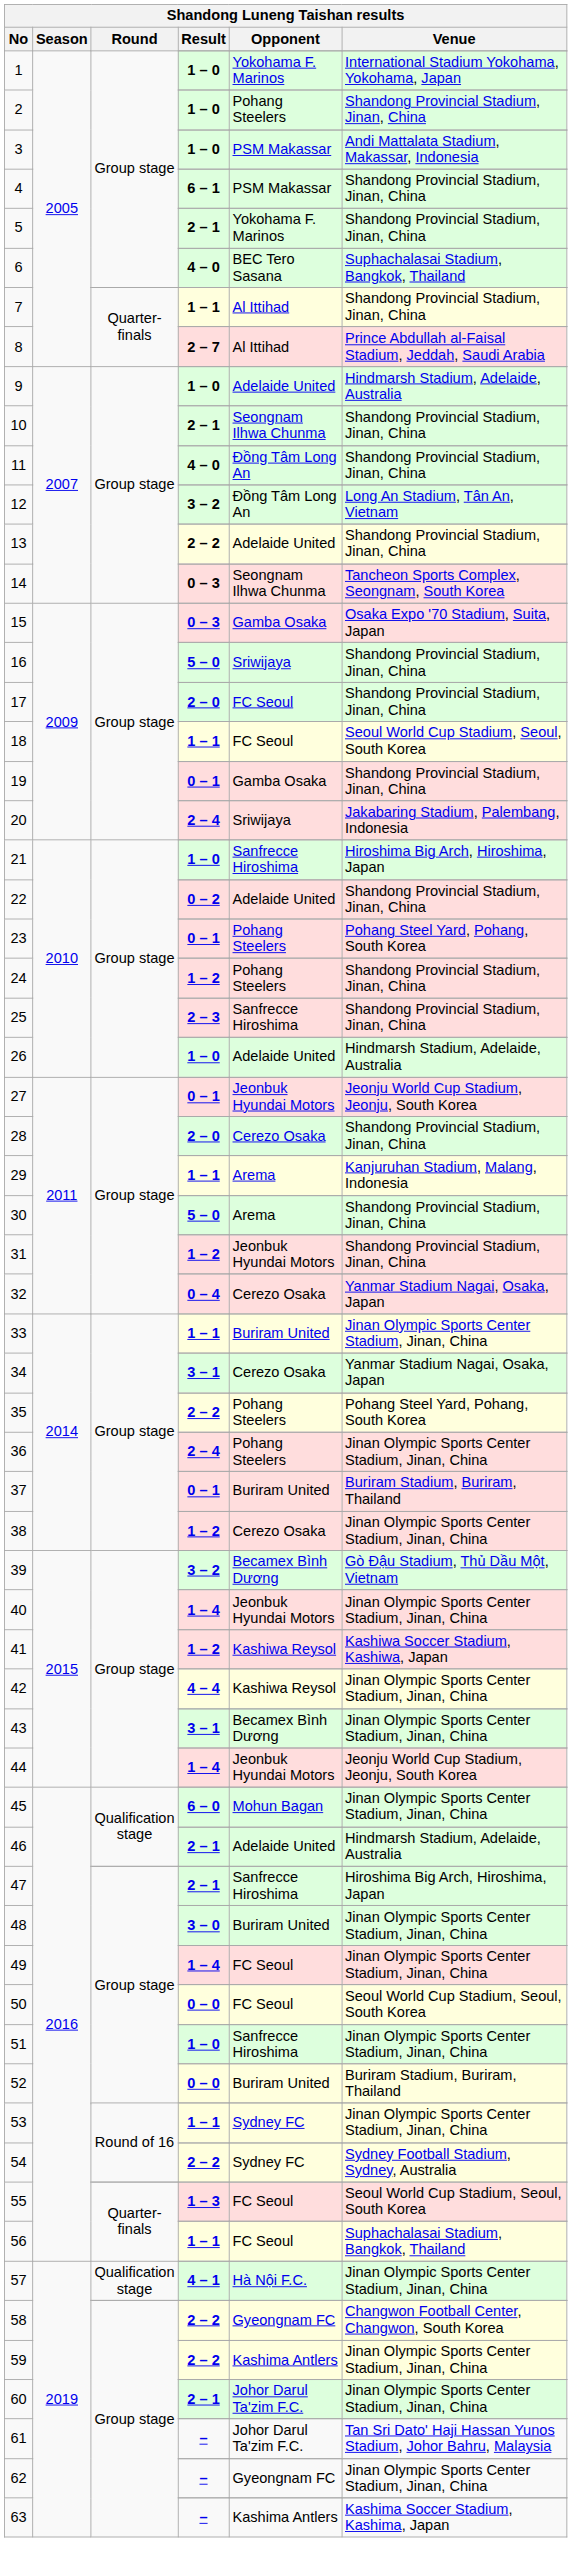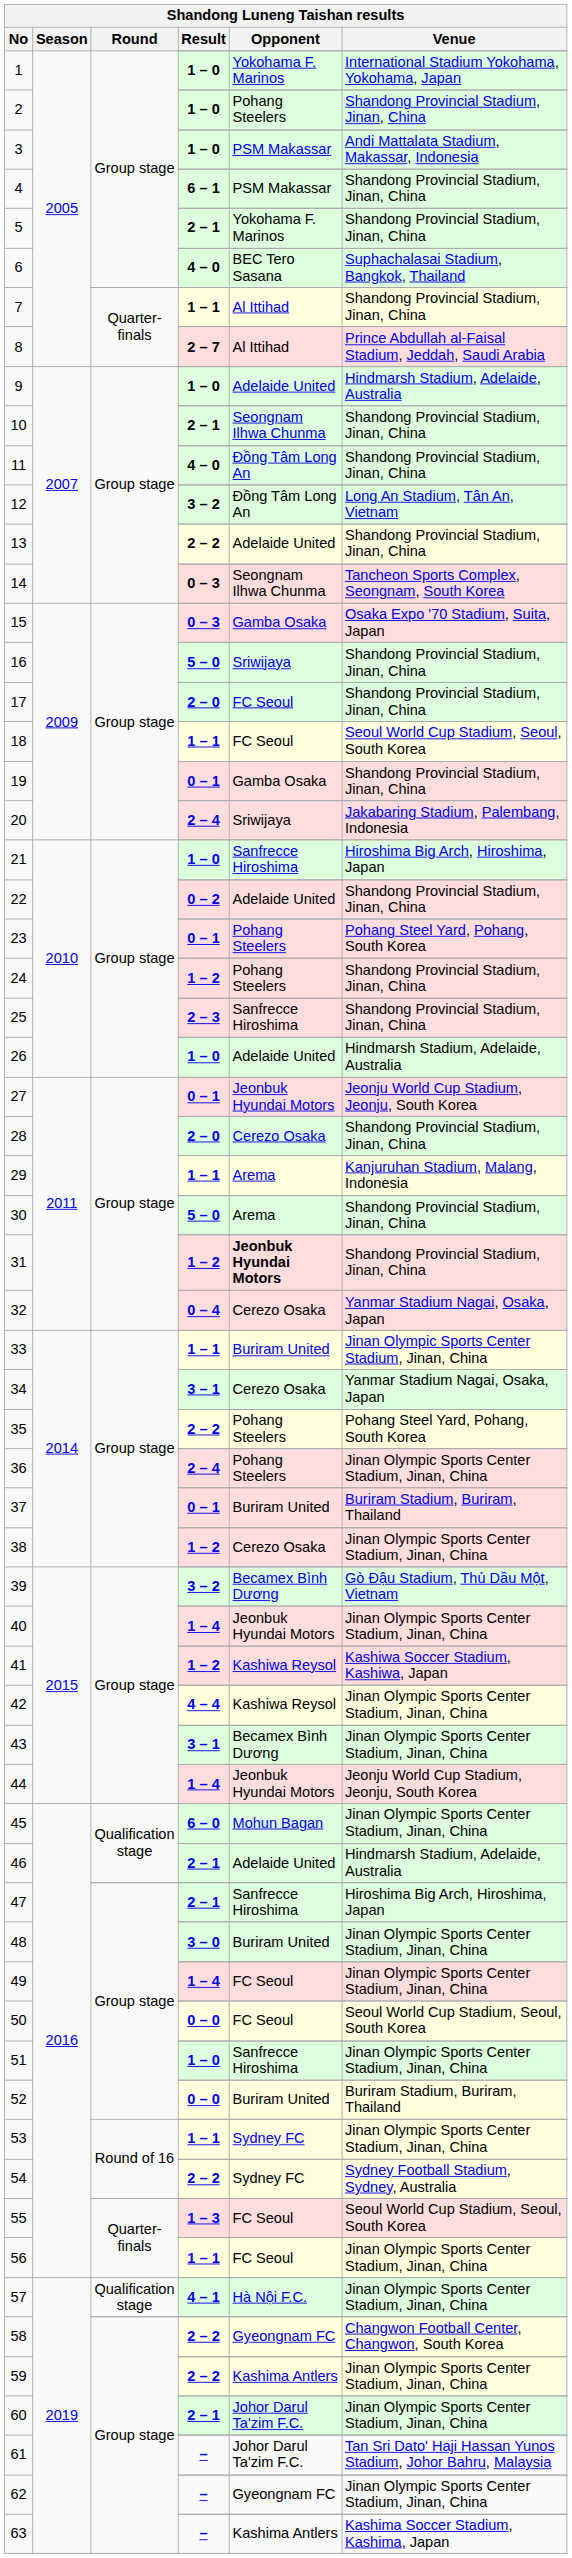(284, 1254) normal -> (262, 1262) bold
(424, 2241) Suphachalasai Stadium, Bangkok, Thailand -> (438, 2257) Jinan Olympic Sports Center Stadium, Jinan, China
